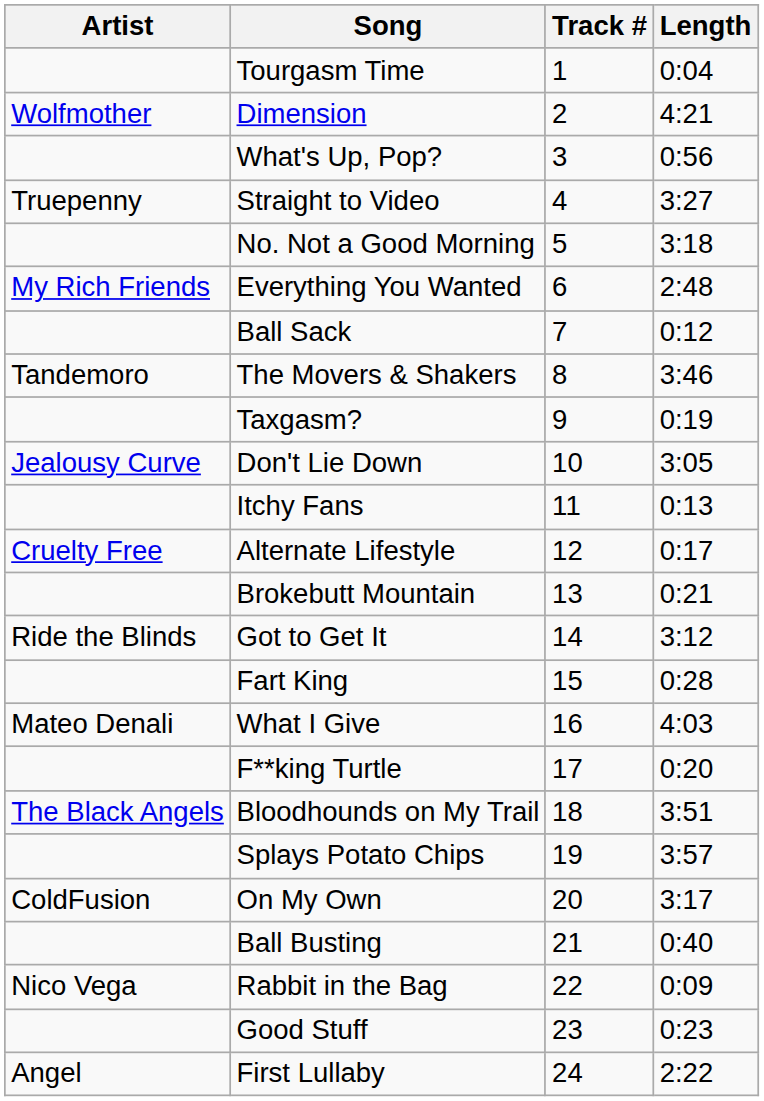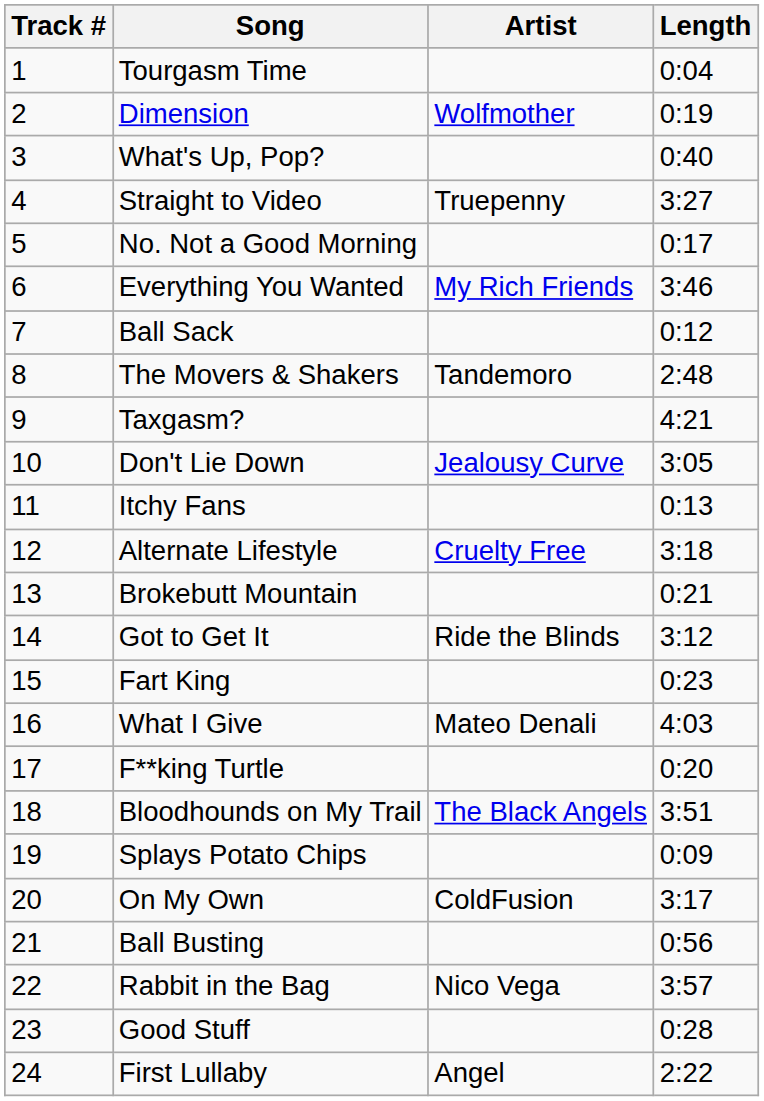columns swapped: (600, 26) <-> (118, 26)
(686, 113) 4:21 -> (686, 113) 0:19
(686, 157) 0:56 -> (686, 157) 0:40
(686, 244) 3:18 -> (686, 244) 0:17
(686, 288) 2:48 -> (686, 288) 3:46
(686, 375) 3:46 -> (686, 375) 2:48
(686, 419) 0:19 -> (686, 419) 4:21
(686, 550) 0:17 -> (686, 550) 3:18
(686, 680) 0:28 -> (686, 680) 0:23
(686, 855) 3:57 -> (686, 855) 0:09
(686, 942) 0:40 -> (686, 942) 0:56
(686, 986) 0:09 -> (686, 986) 3:57
(686, 1030) 0:23 -> (686, 1030) 0:28
